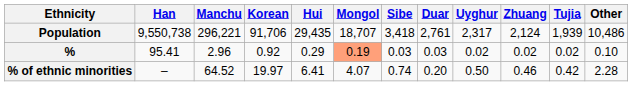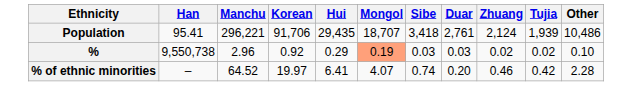- column: (477, 14)
(164, 33) 9,550,738 -> (188, 33) 95.41
(164, 52) 95.41 -> (188, 52) 9,550,738
